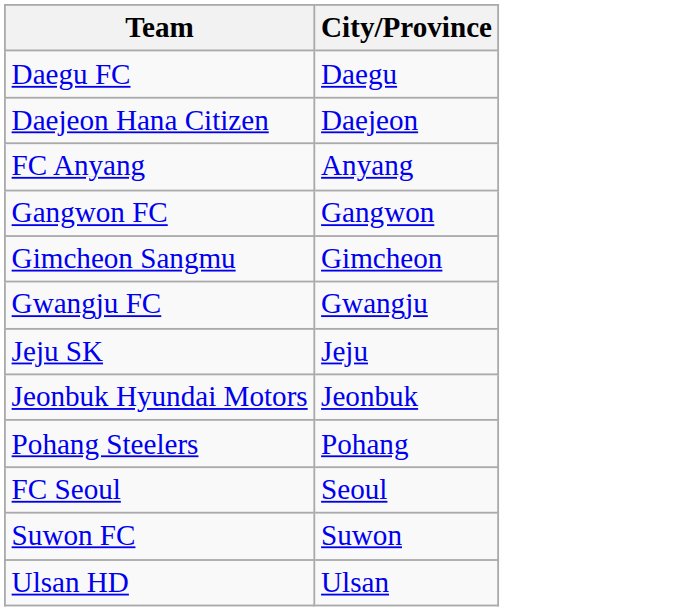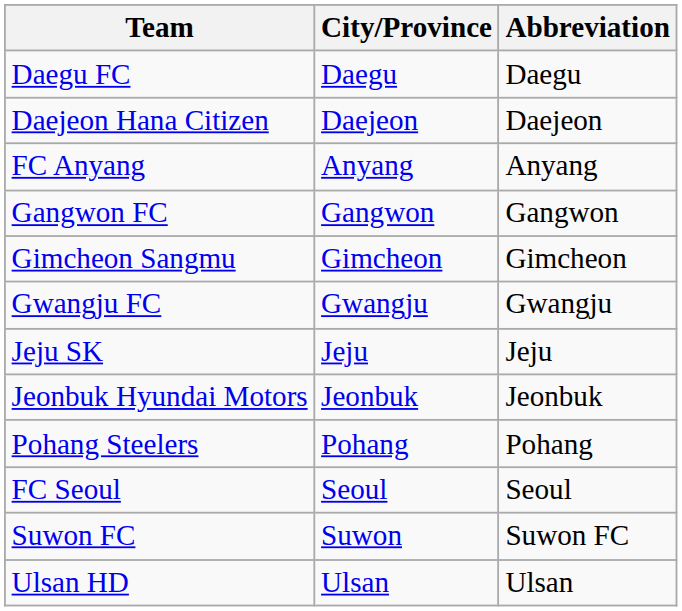+ column: (588, 27)
